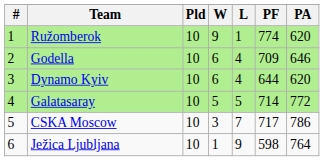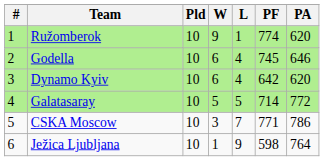(269, 58) 709 -> (269, 58) 745
(269, 79) 644 -> (269, 79) 642
(269, 123) 717 -> (269, 123) 771
